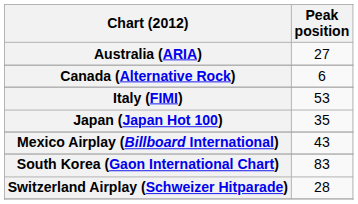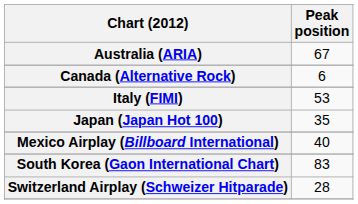(322, 53) 27 -> (322, 53) 67
(322, 143) 43 -> (322, 143) 40
